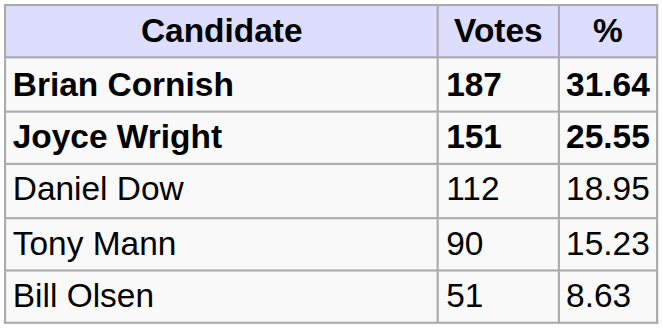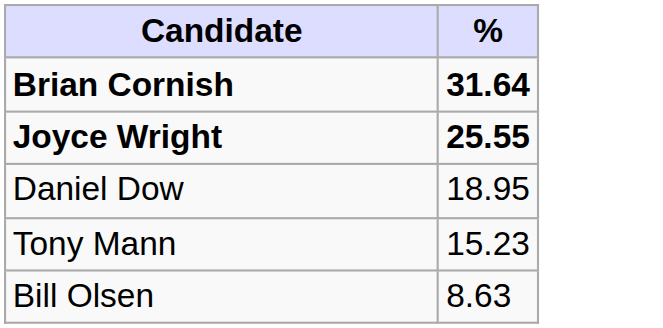- column: (498, 31)
